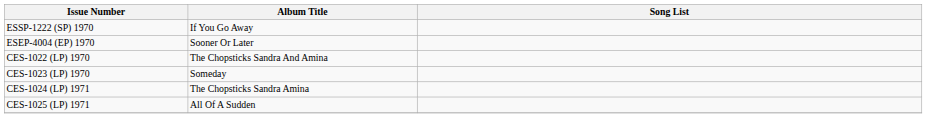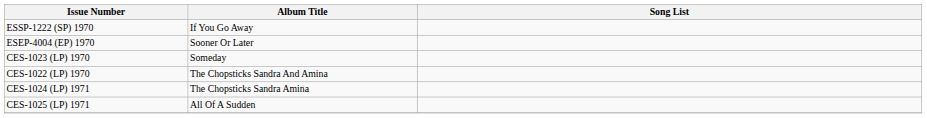rows swapped: (48, 58) <-> (48, 74)
